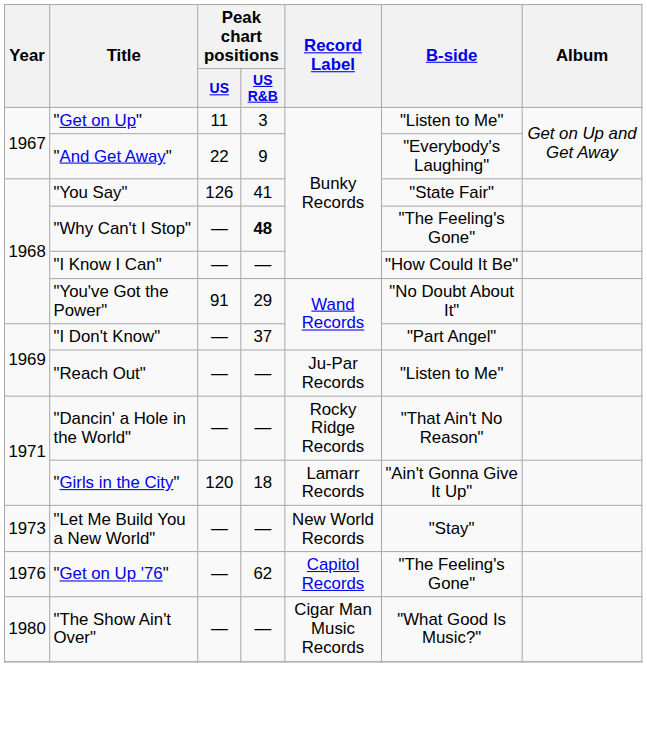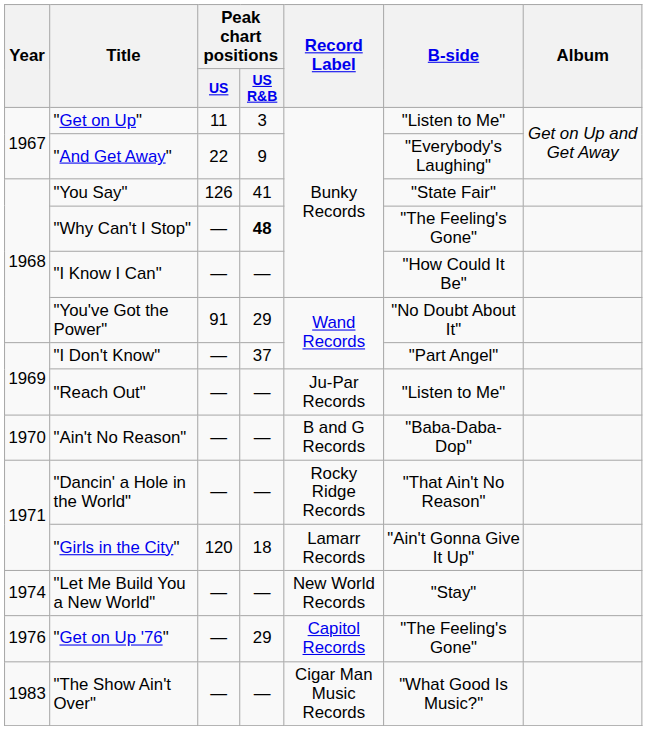+ row: (120, 437)
(27, 528) 1973 -> (27, 593) 1974
(263, 574) 62 -> (262, 638) 29
(27, 629) 1980 -> (27, 693) 1983
